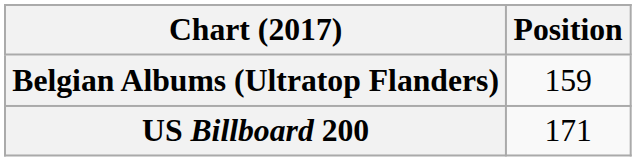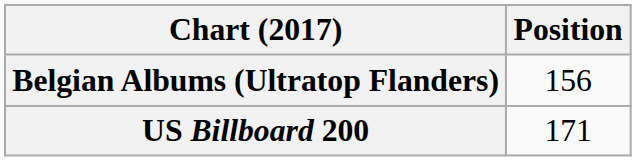(568, 79) 159 -> (568, 79) 156
